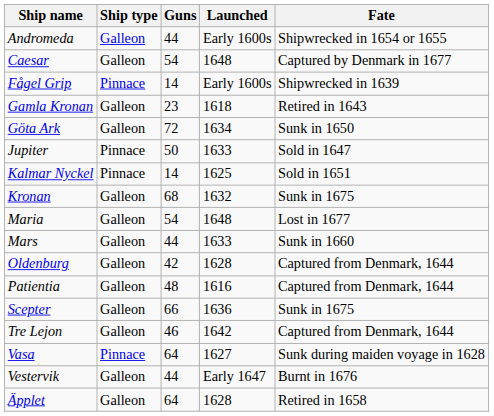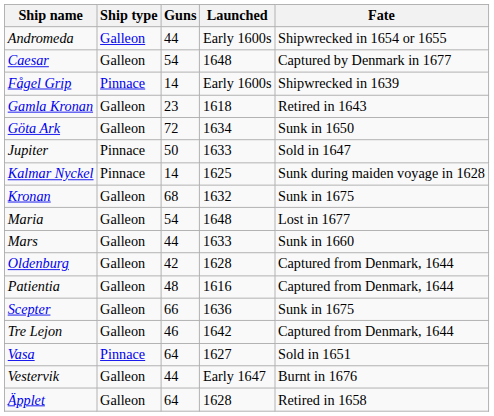(314, 173) Sold in 1651 -> (381, 173) Sunk during maiden voyage in 1628
(381, 354) Sunk during maiden voyage in 1628 -> (314, 354) Sold in 1651
